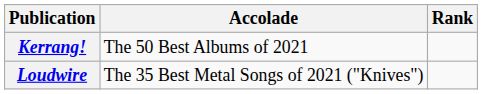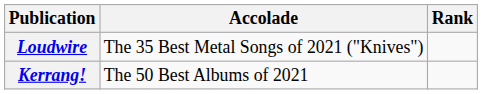rows swapped: (52, 46) <-> (52, 74)
